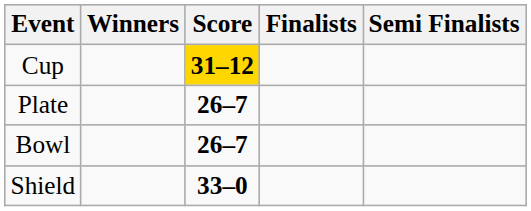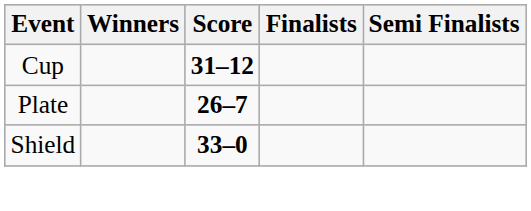(222, 64) gold background -> (222, 64) no background
- row: (43, 144)
